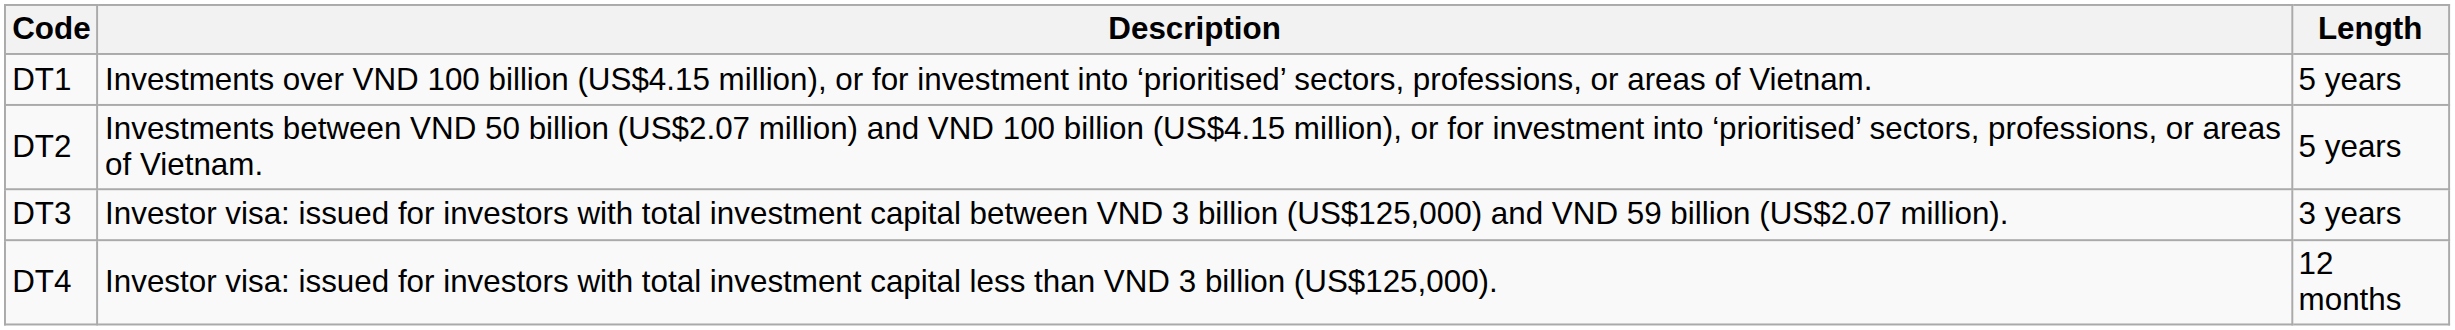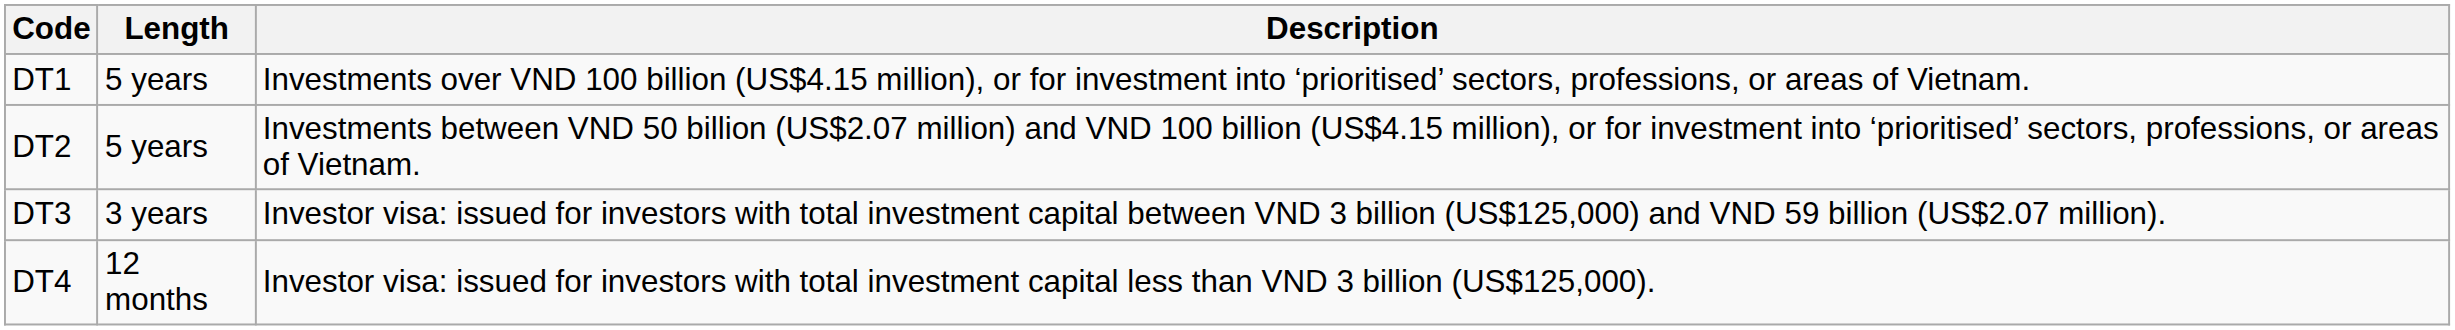columns swapped: (1195, 29) <-> (2370, 29)
